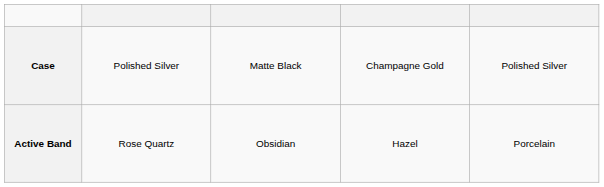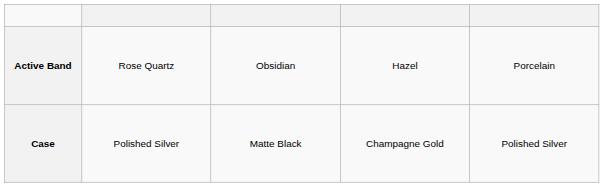rows swapped: (43, 65) <-> (43, 143)
